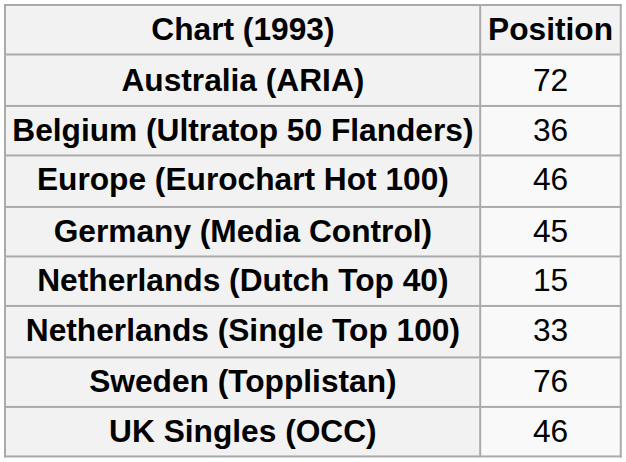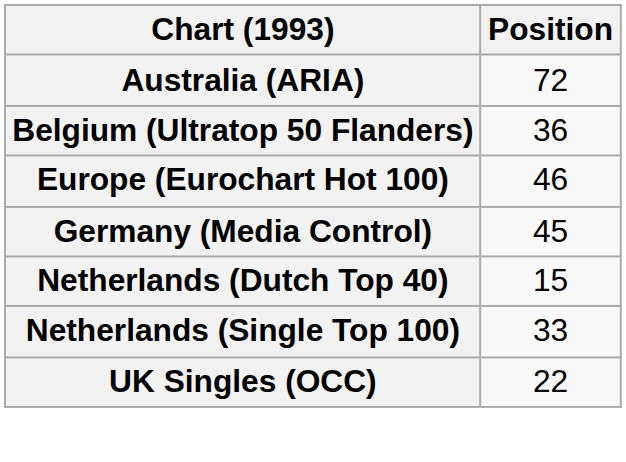- row: (243, 381)
(551, 431) 46 -> (551, 381) 22
